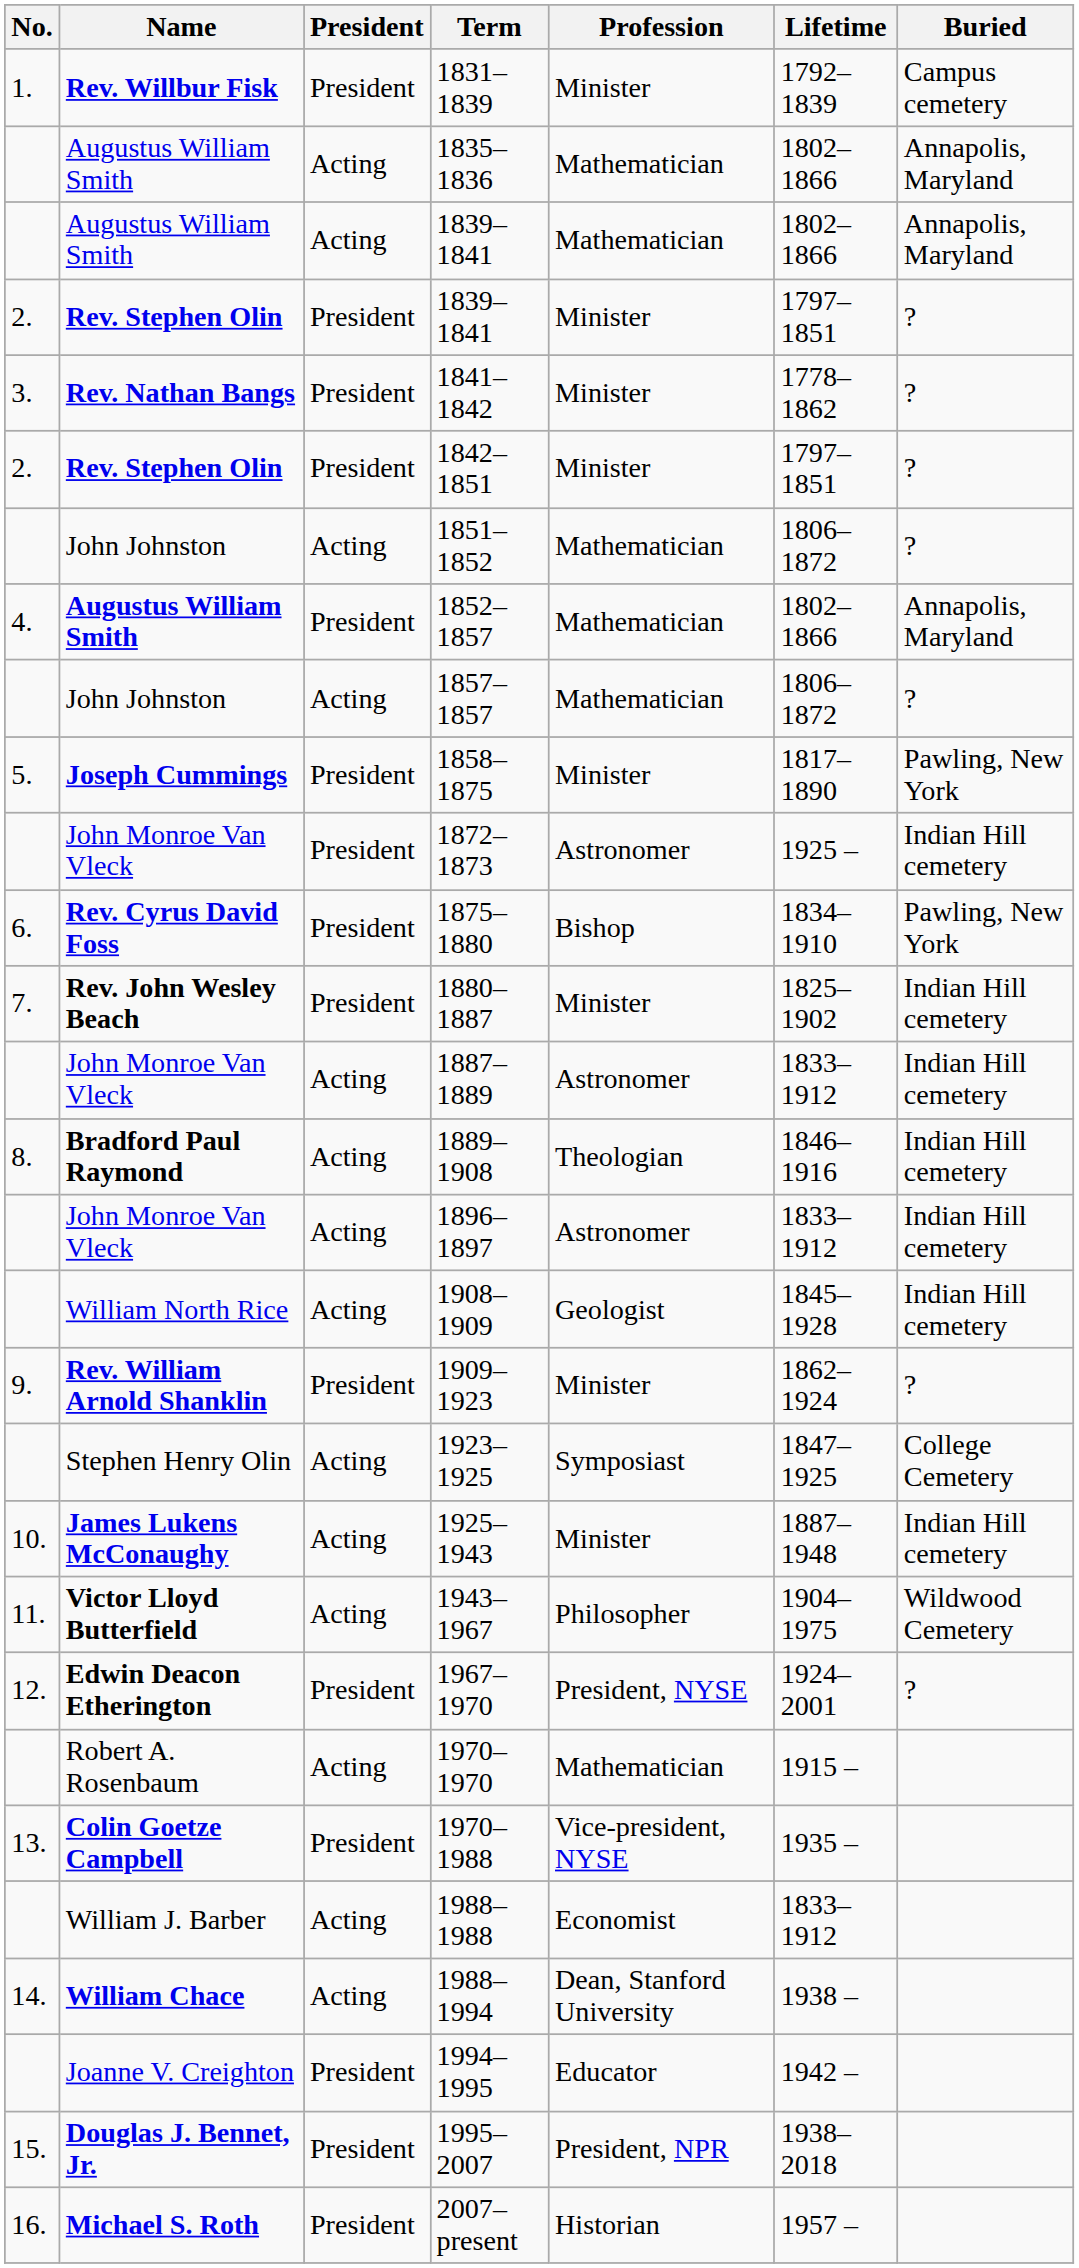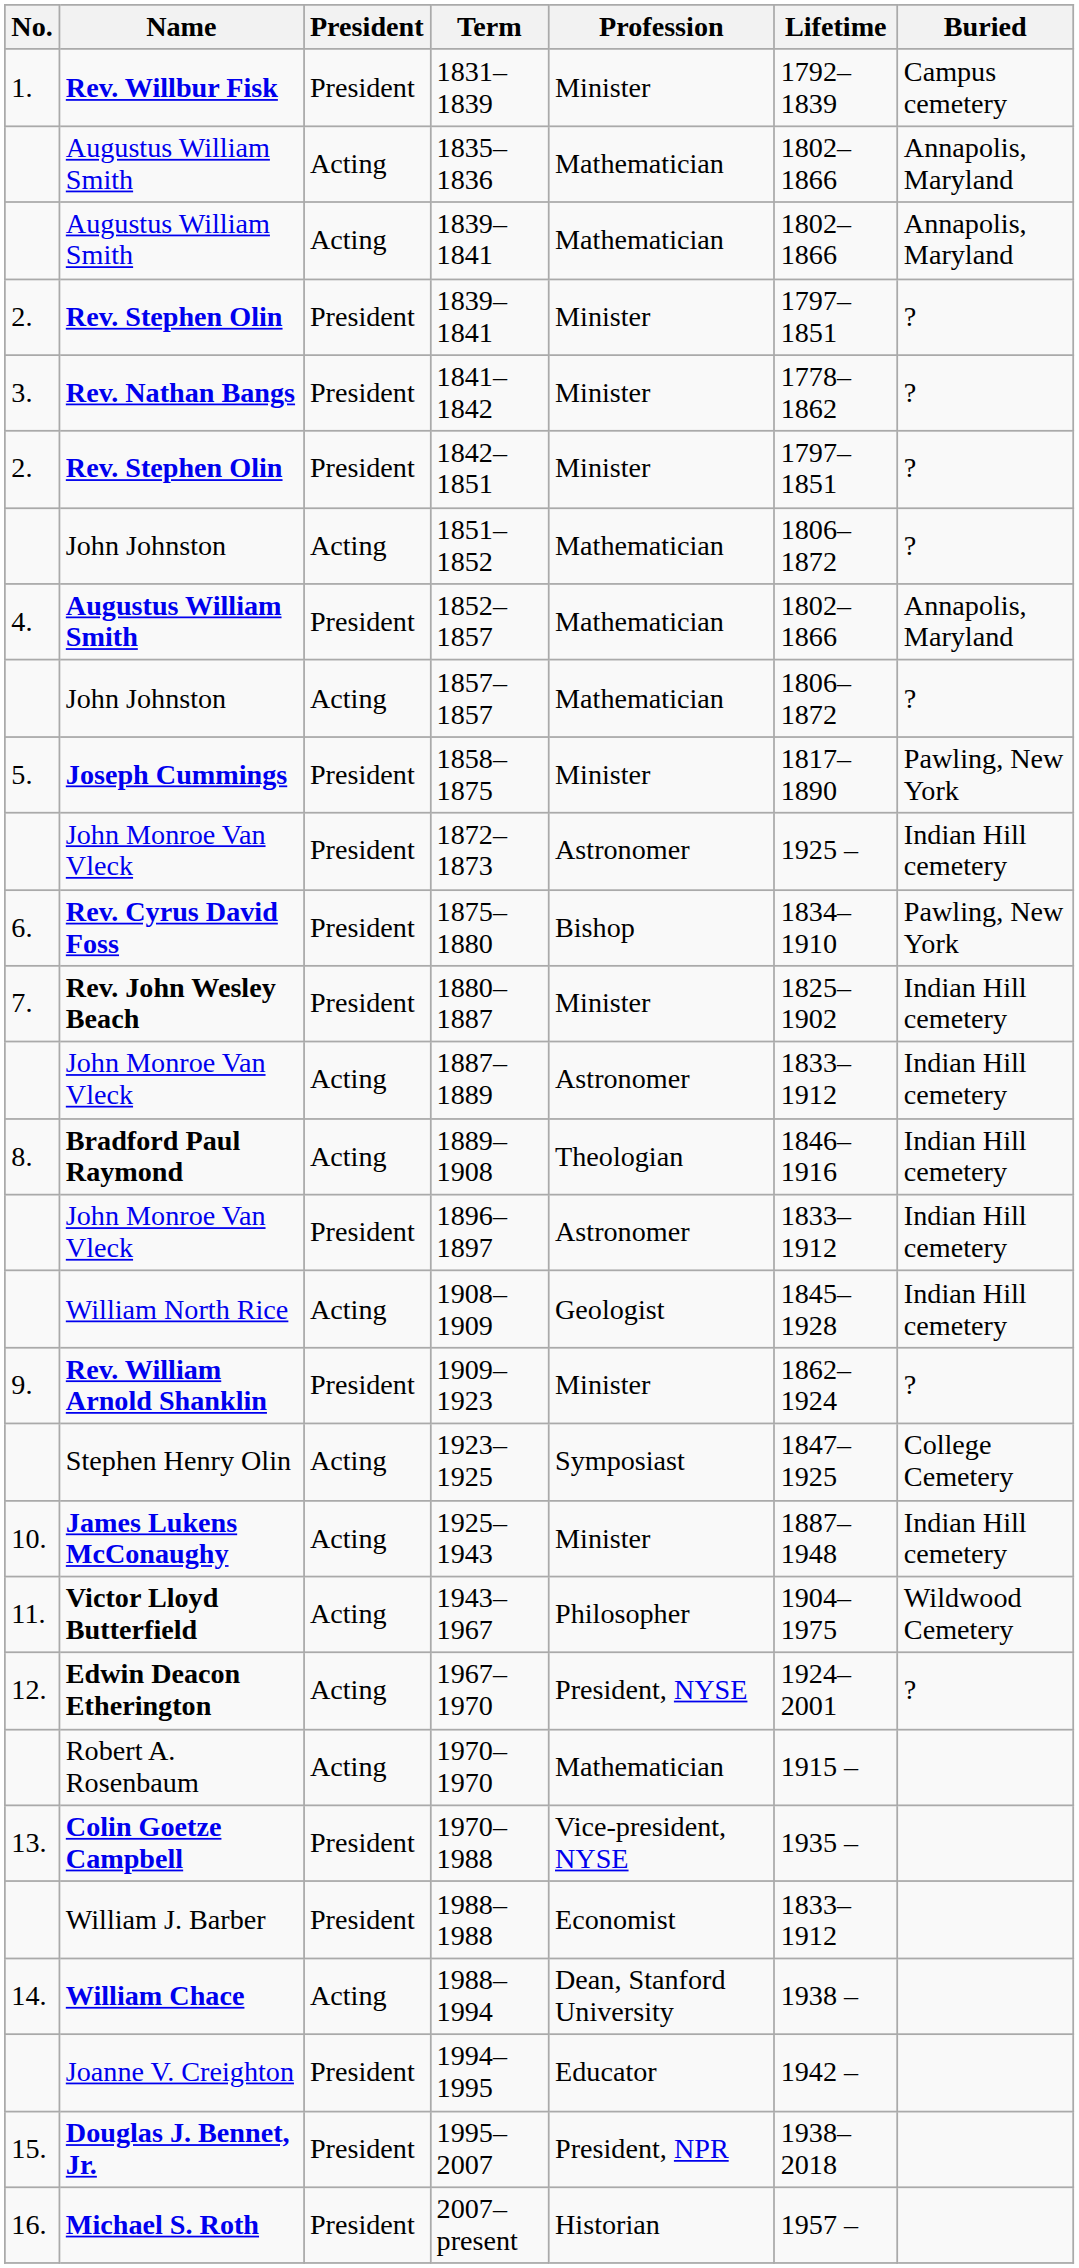(348, 1232) Acting -> (362, 1232) President
(362, 1690) President -> (348, 1690) Acting
(348, 1919) Acting -> (362, 1919) President
